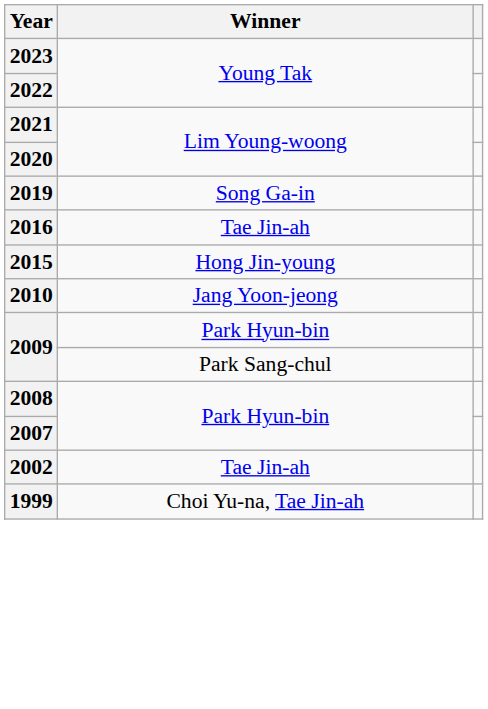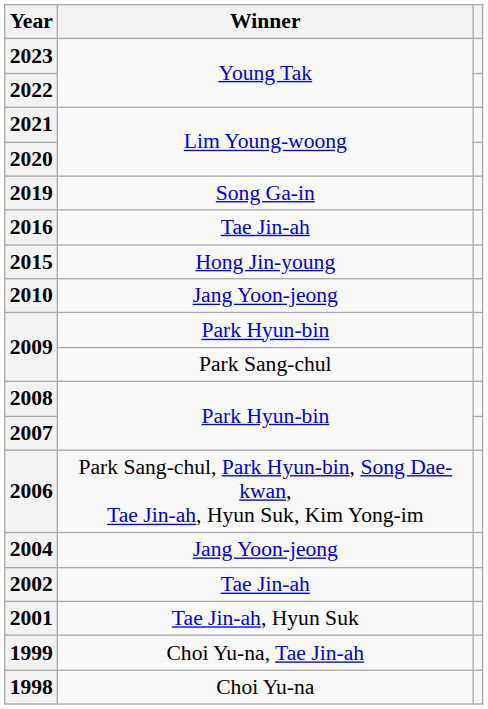+ row: (31, 491)
+ row: (31, 549)
+ row: (31, 618)
+ row: (31, 686)
